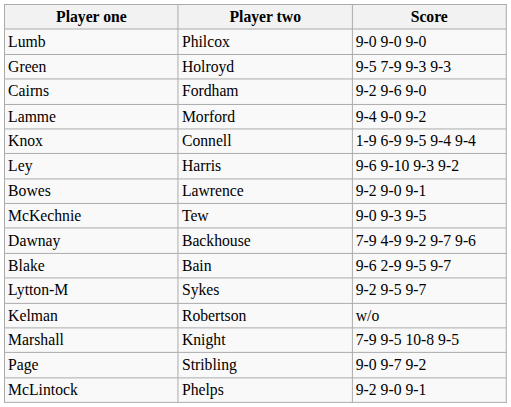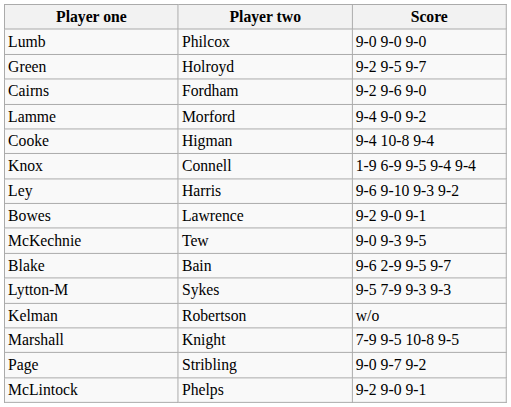(403, 66) 9-5 7-9 9-3 9-3 -> (391, 66) 9-2 9-5 9-7
+ row: (29, 141)
- row: (34, 240)
(391, 290) 9-2 9-5 9-7 -> (403, 290) 9-5 7-9 9-3 9-3
